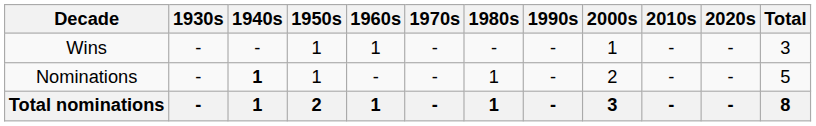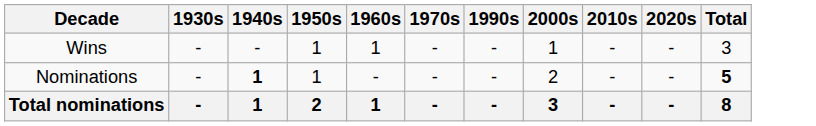- column: (494, 18)
(785, 76) normal -> (726, 76) bold
